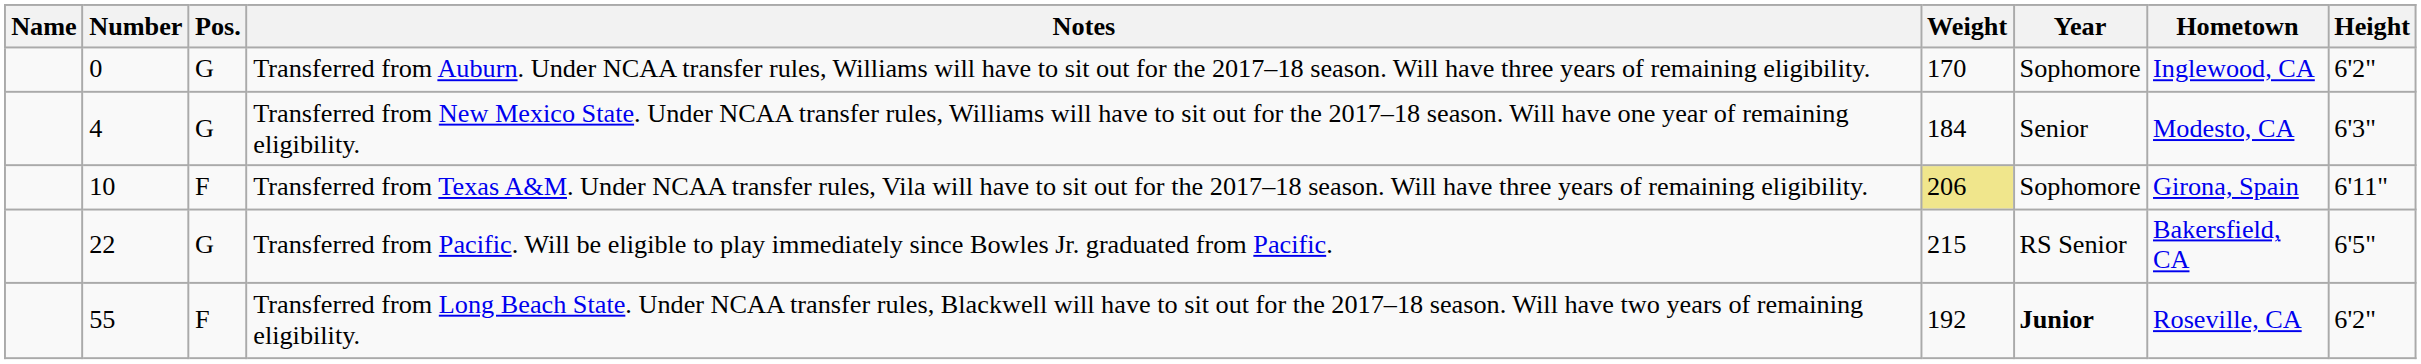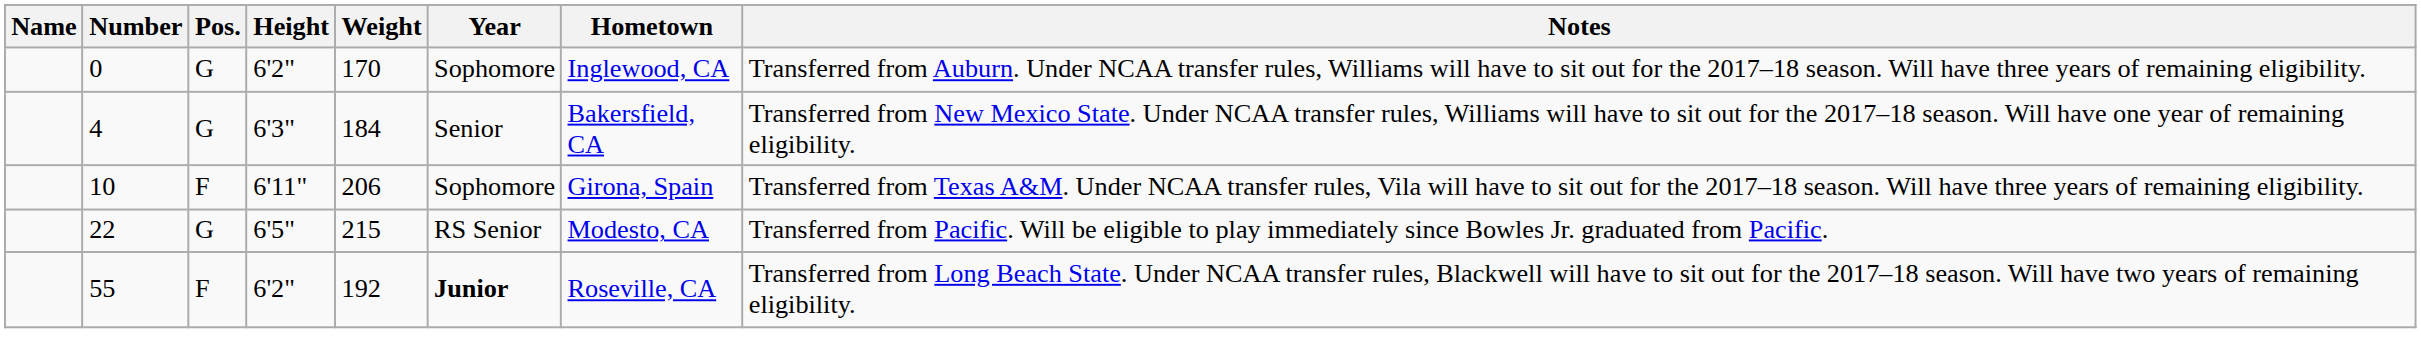columns swapped: (2372, 25) <-> (1084, 25)
(2224, 127) Modesto, CA -> (631, 127) Bakersfield, CA
(1947, 186) khaki background -> (361, 186) no background
(2217, 245) Bakersfield, CA -> (638, 229) Modesto, CA
